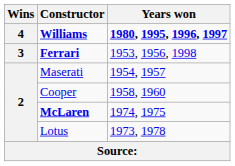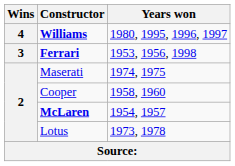(169, 33) bold -> (169, 33) normal
(138, 72) 1954, 1957 -> (138, 72) 1974, 1975
(138, 111) 1974, 1975 -> (138, 111) 1954, 1957
